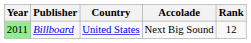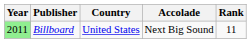(231, 30) 12 -> (231, 30) 11
